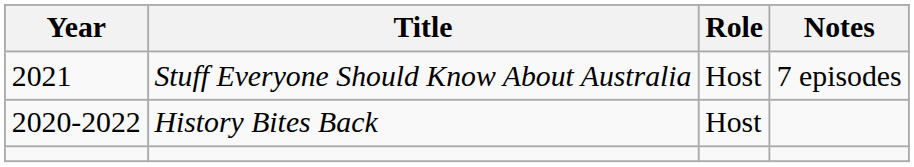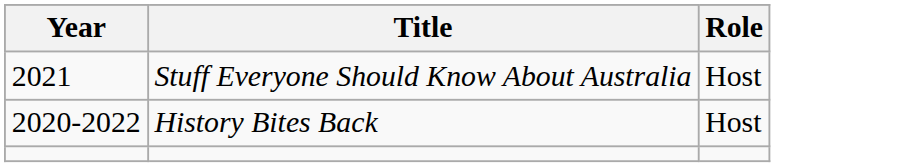- column: (839, 28)
